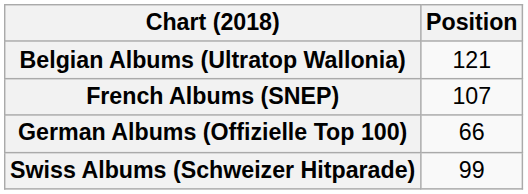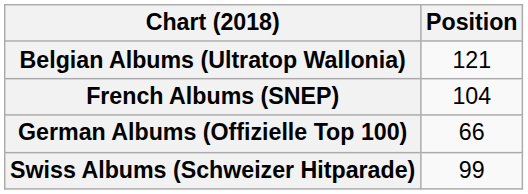(472, 96) 107 -> (472, 96) 104
